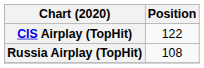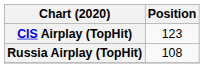(172, 33) 122 -> (172, 33) 123
